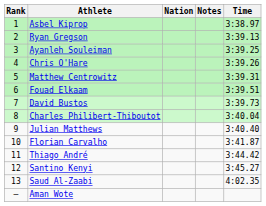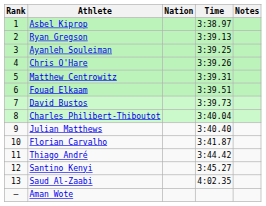columns swapped: (242, 11) <-> (209, 11)
